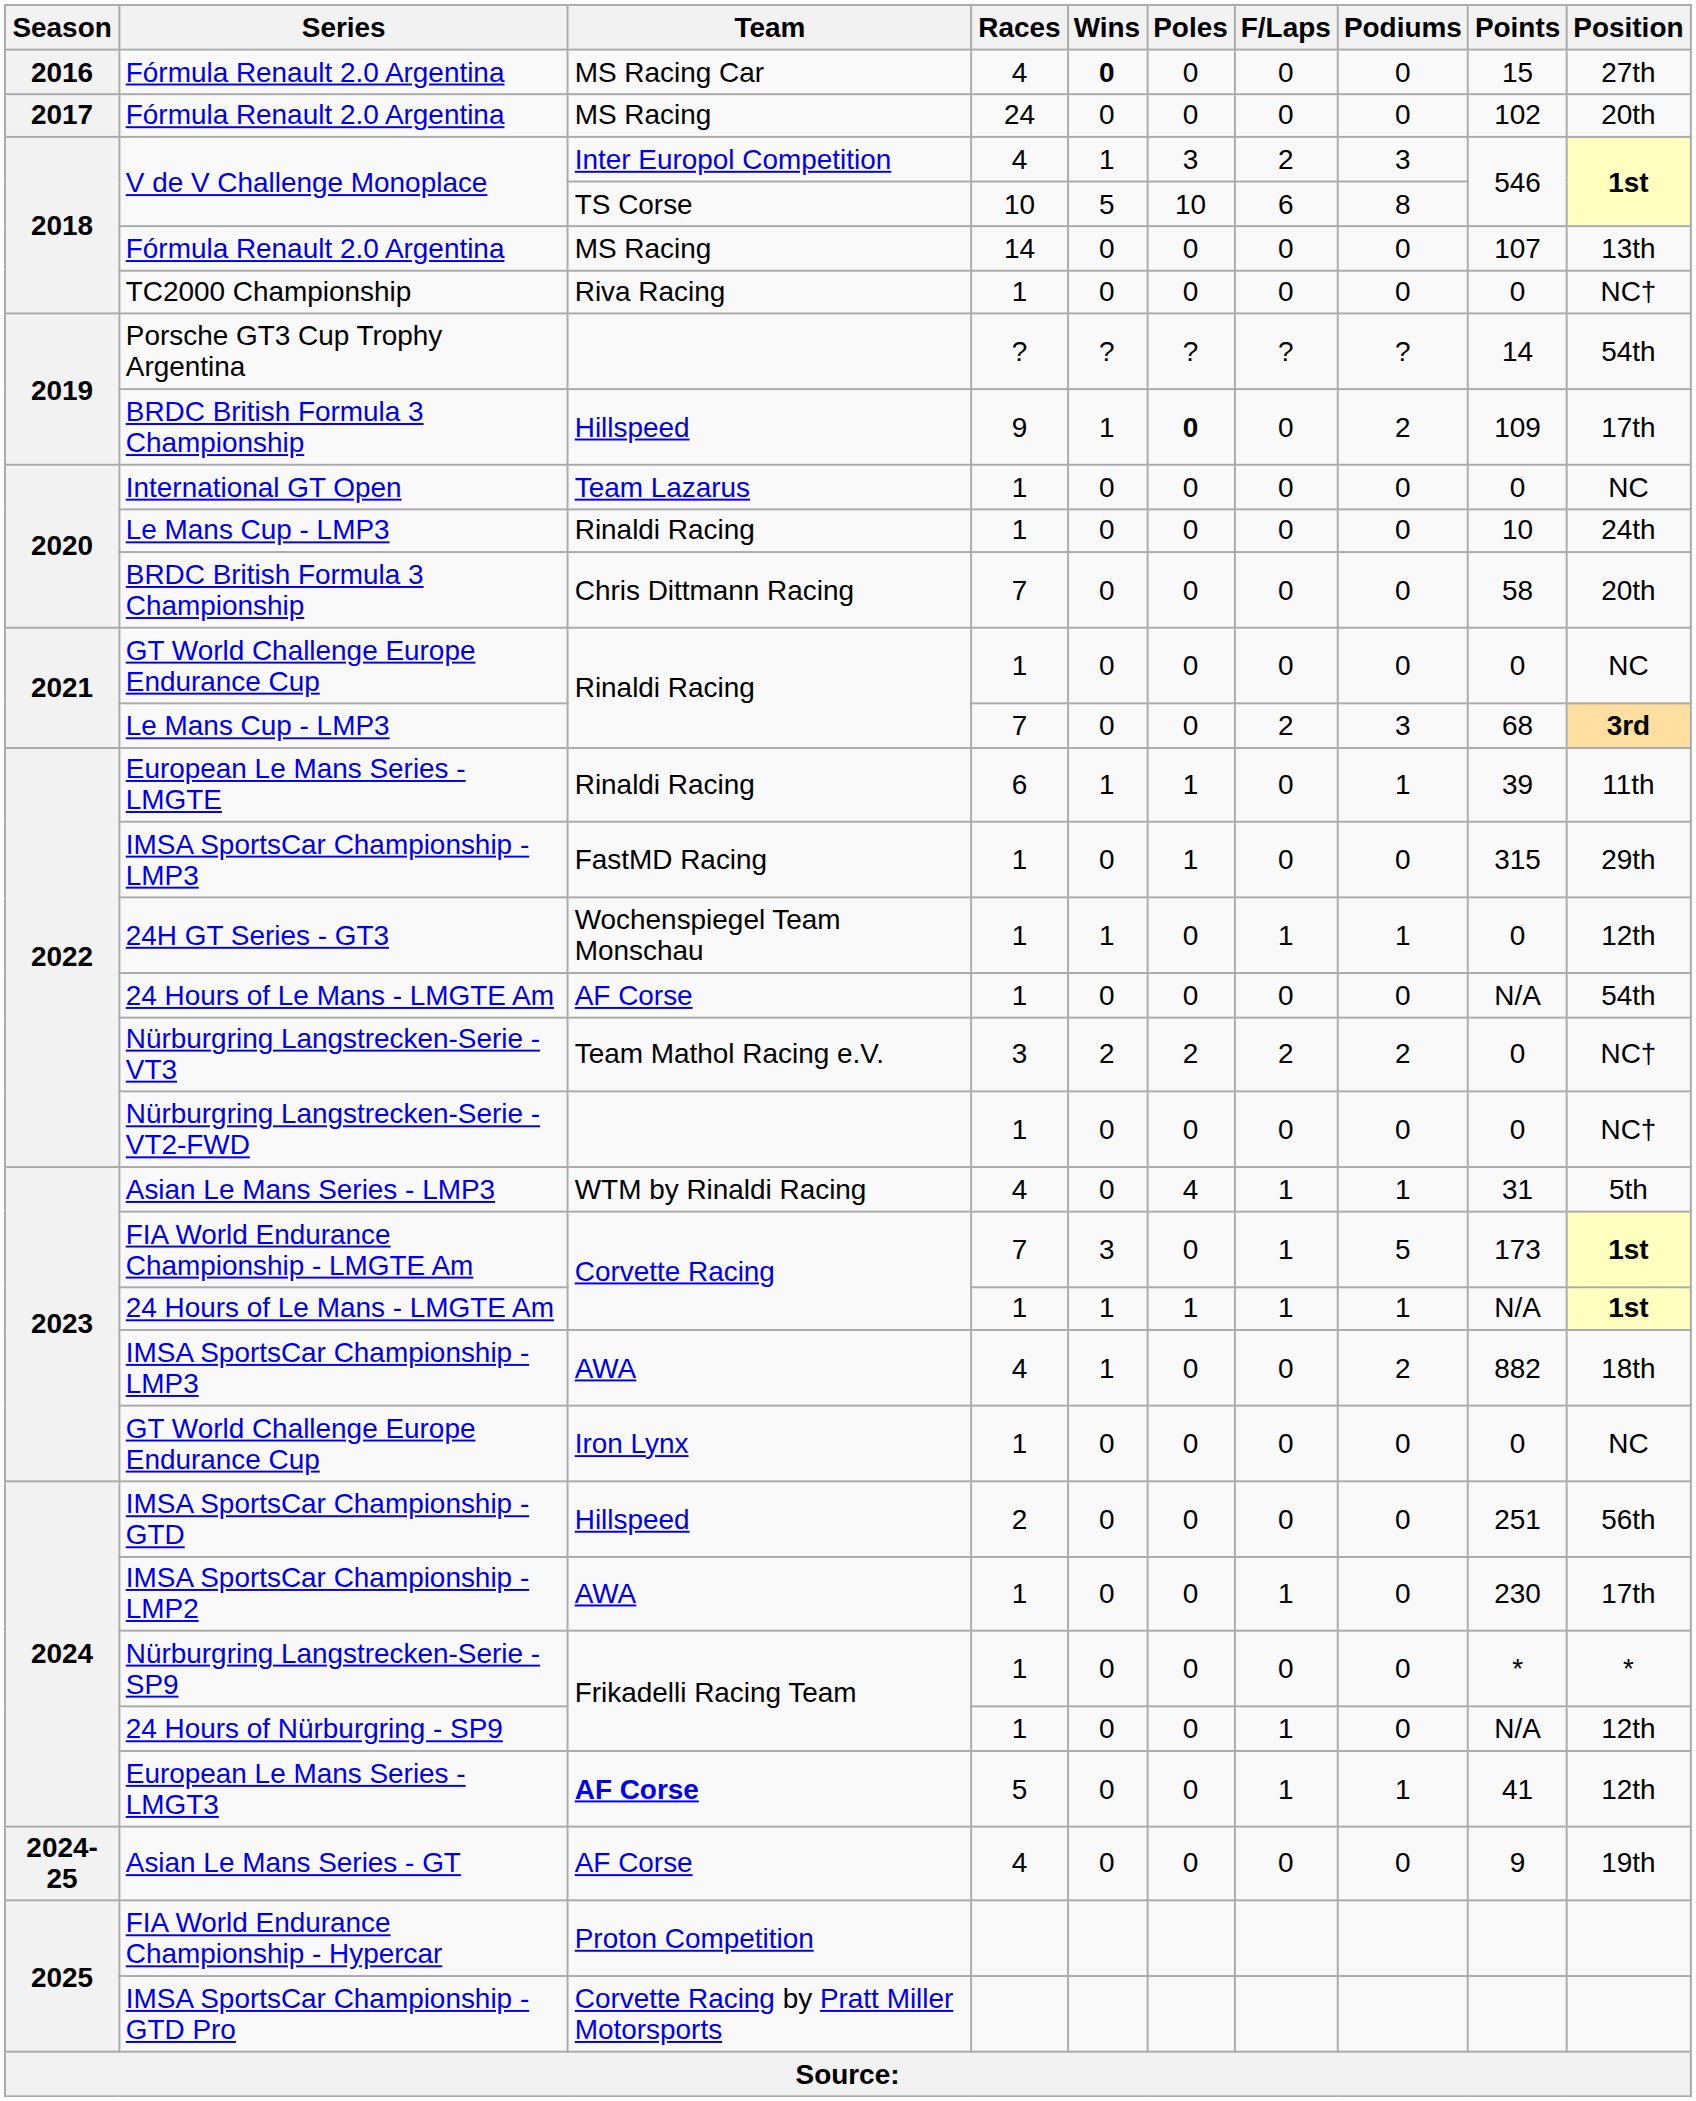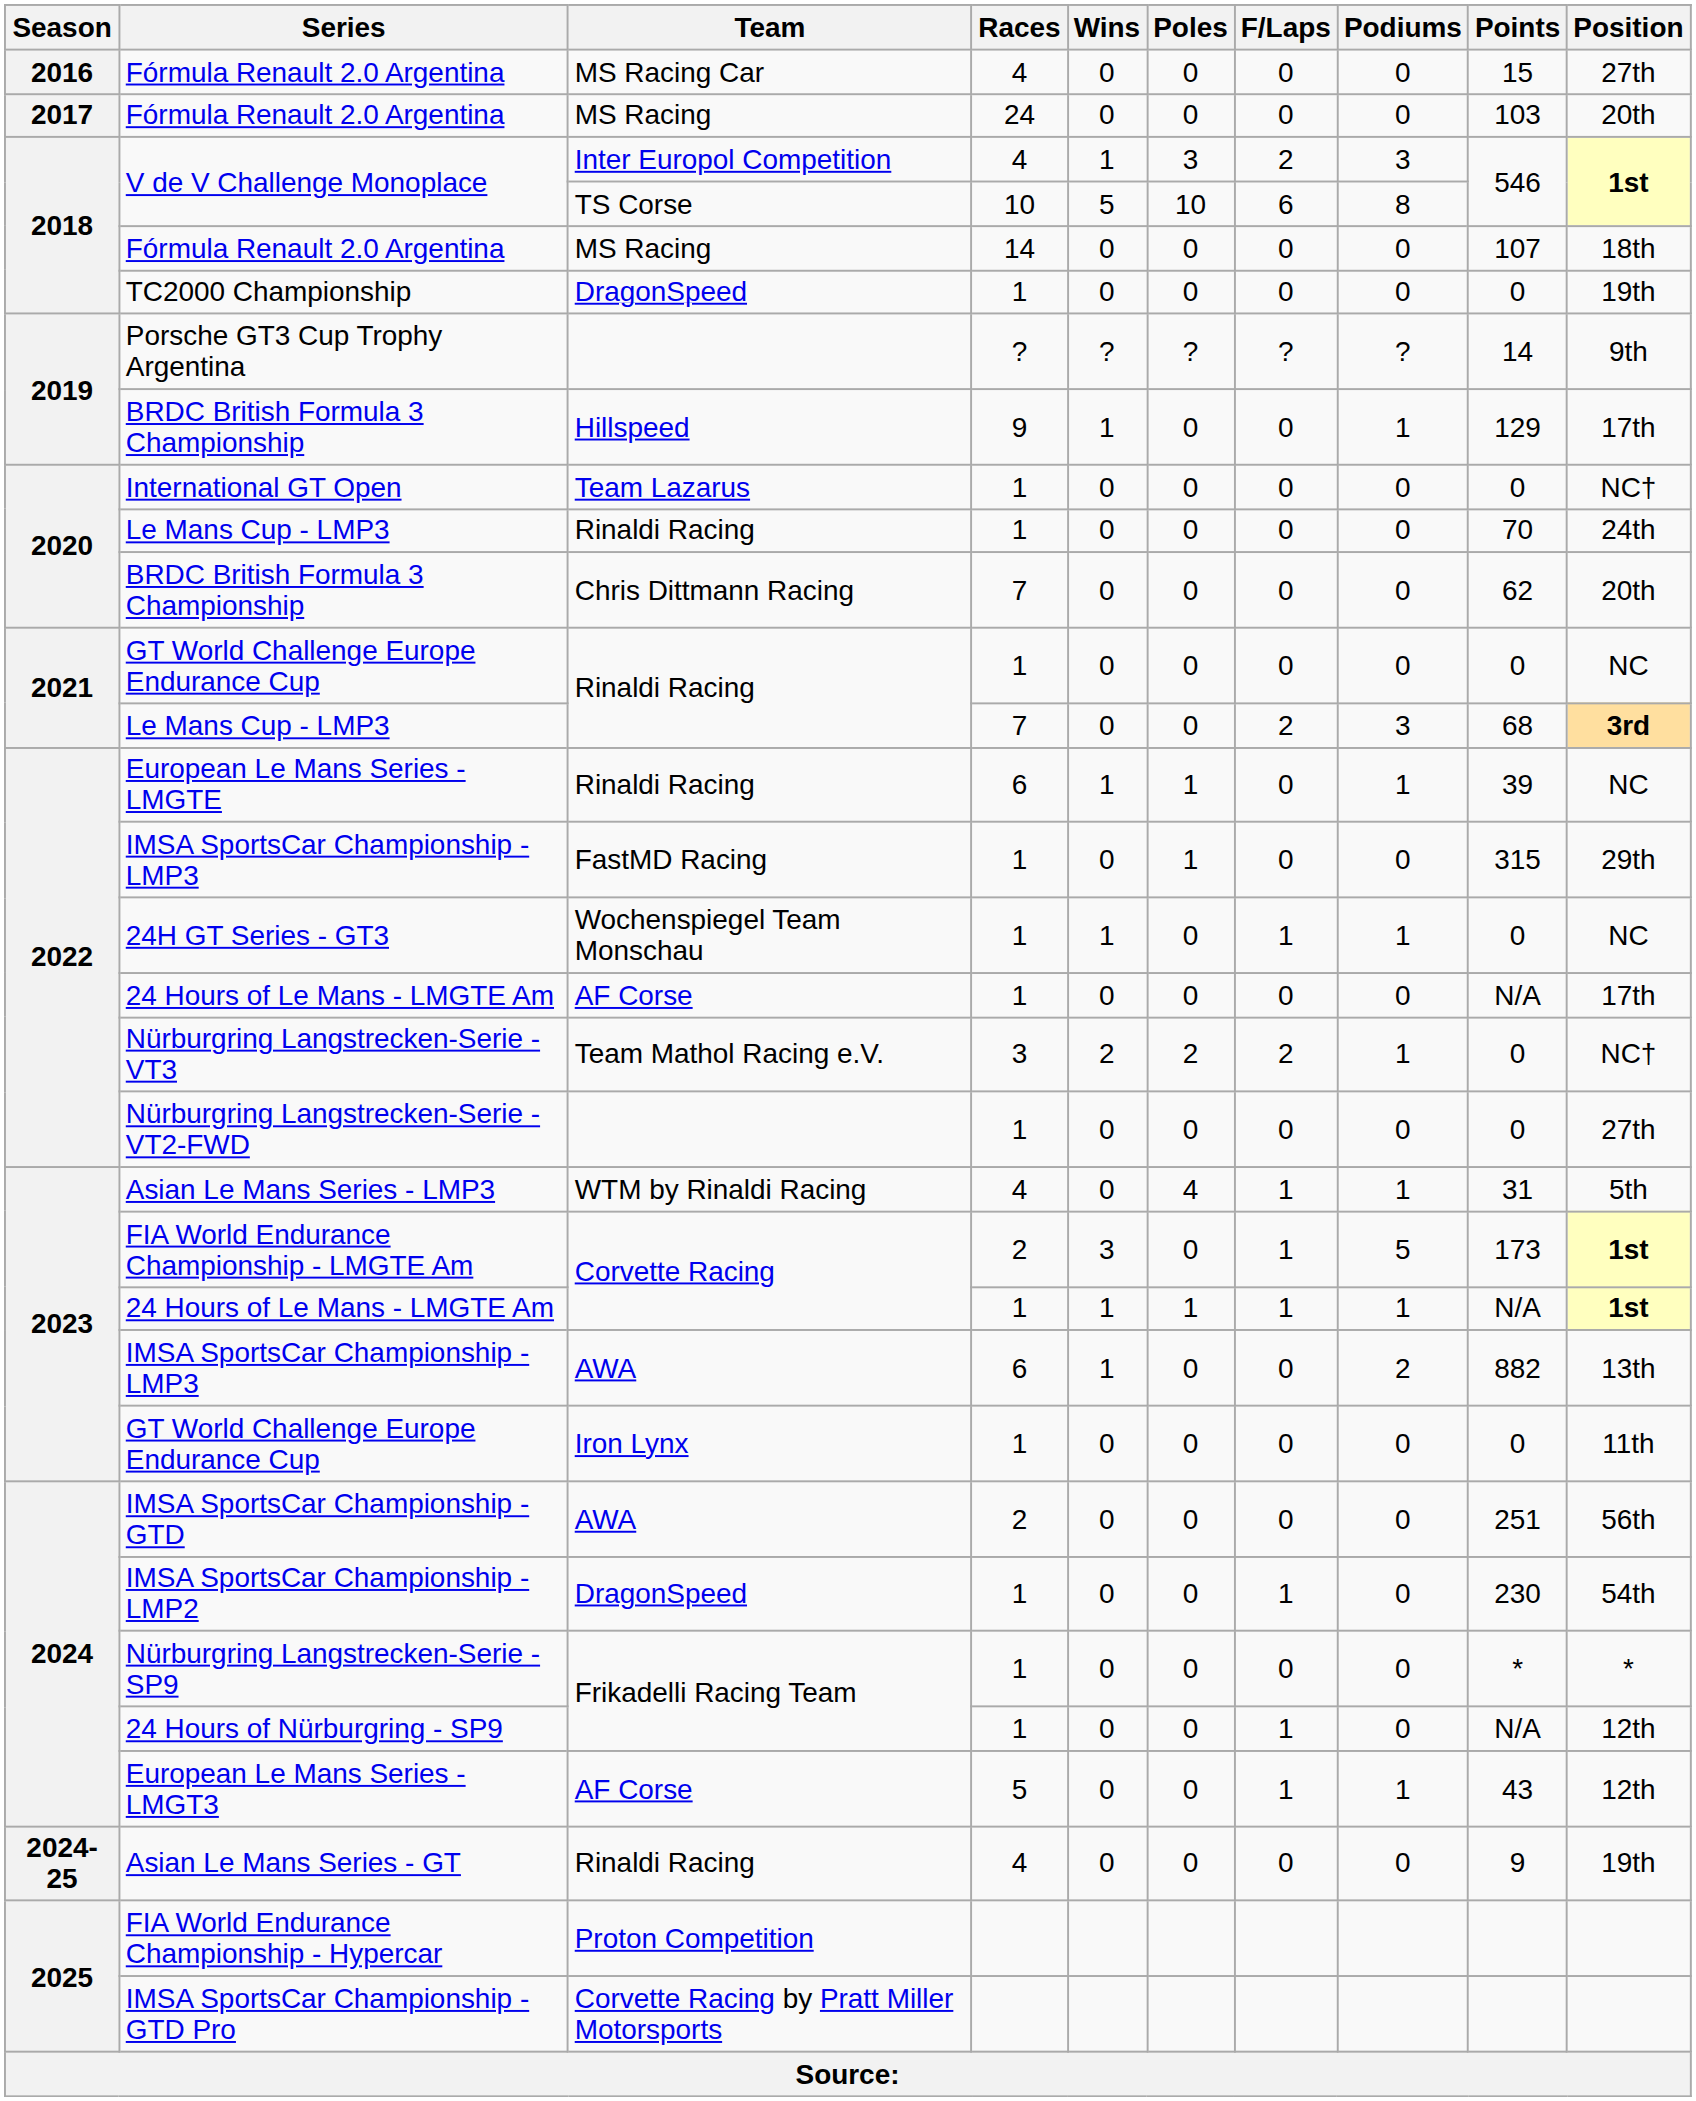(1107, 72) bold -> (1107, 72) normal
(1518, 116) 102 -> (1518, 116) 103
(1628, 248) 13th -> (1628, 248) 18th
(650, 292) Riva Racing -> (661, 292) DragonSpeed
(1628, 292) NC† -> (1628, 292) 19th
(1628, 352) 54th -> (1628, 352) 9th
(1190, 427) bold -> (1190, 427) normal
(1403, 427) 2 -> (1403, 427) 1
(1518, 427) 109 -> (1518, 427) 129
(1628, 487) NC -> (1628, 487) NC†
(1518, 531) 10 -> (1518, 531) 70
(1518, 591) 58 -> (1518, 591) 62
(1628, 785) 11th -> (1628, 785) NC
(1628, 935) 12th -> (1628, 935) NC
(1628, 995) 54th -> (1628, 995) 17th
(1403, 1055) 2 -> (1403, 1055) 1
(1628, 1130) NC† -> (1628, 1130) 27th
(1019, 1249) 7 -> (1019, 1249) 2
(1019, 1368) 4 -> (1019, 1368) 6
(1628, 1368) 18th -> (1628, 1368) 13th
(1628, 1444) NC -> (1628, 1444) 11th
(632, 1519) Hillspeed -> (605, 1519) AWA
(605, 1594) AWA -> (661, 1594) DragonSpeed
(1628, 1594) 17th -> (1628, 1594) 54th
(637, 1788) bold -> (634, 1788) normal
(1518, 1788) 41 -> (1518, 1788) 43
(634, 1864) AF Corse -> (665, 1864) Rinaldi Racing
